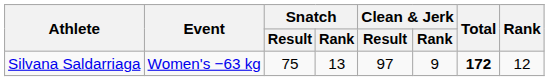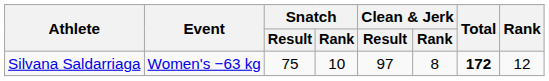(337, 64) 13 -> (337, 64) 10
(435, 64) 9 -> (435, 64) 8
